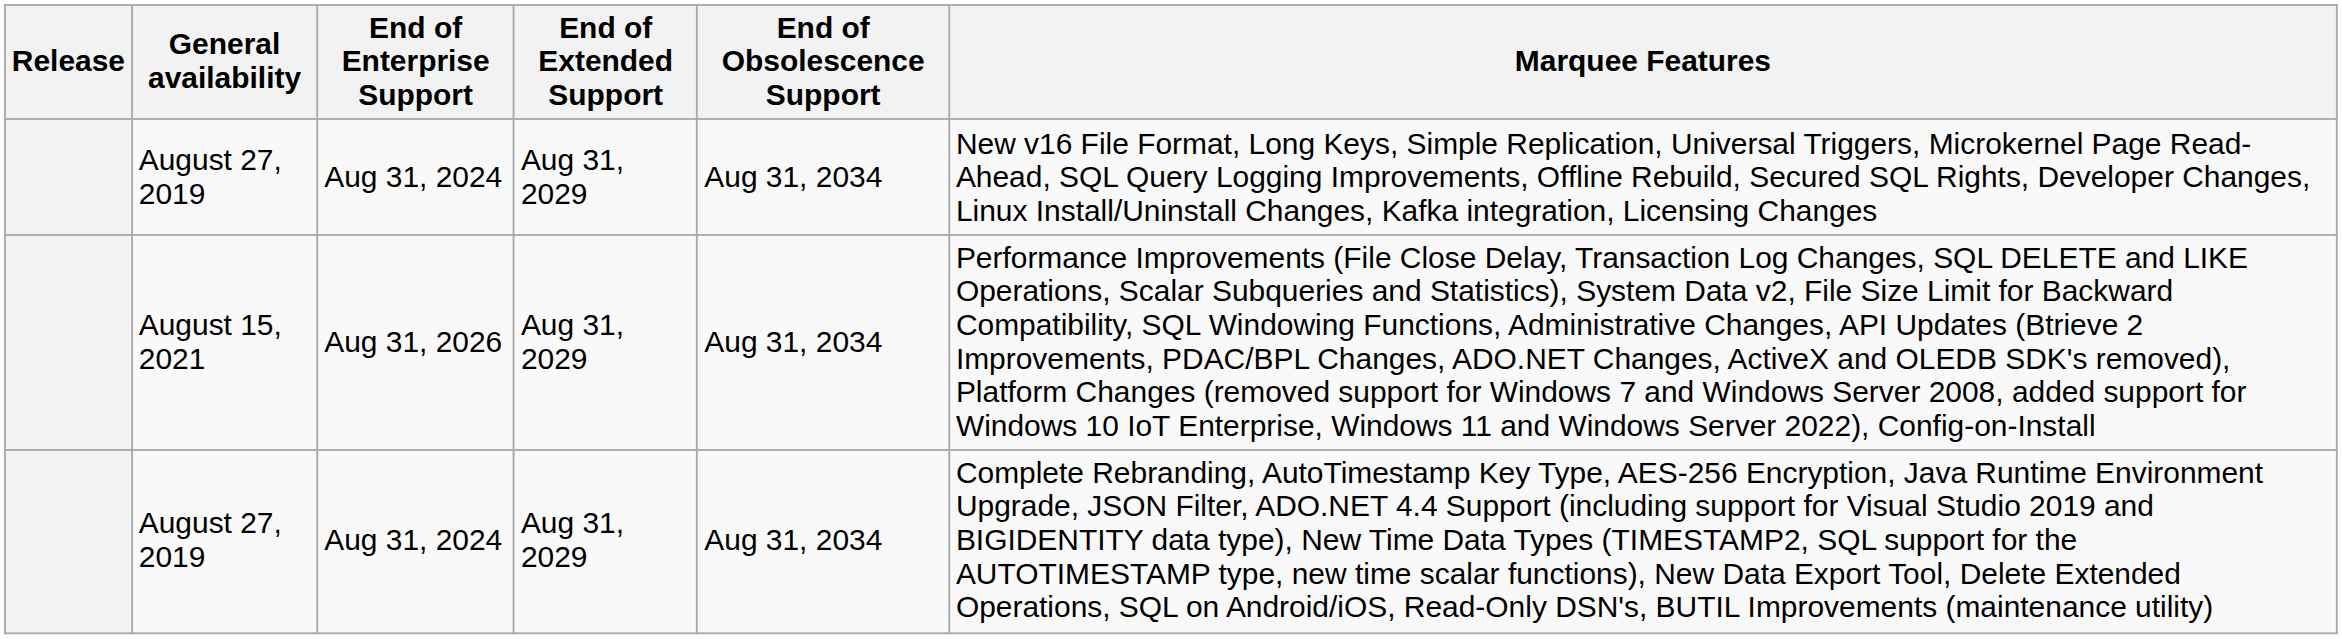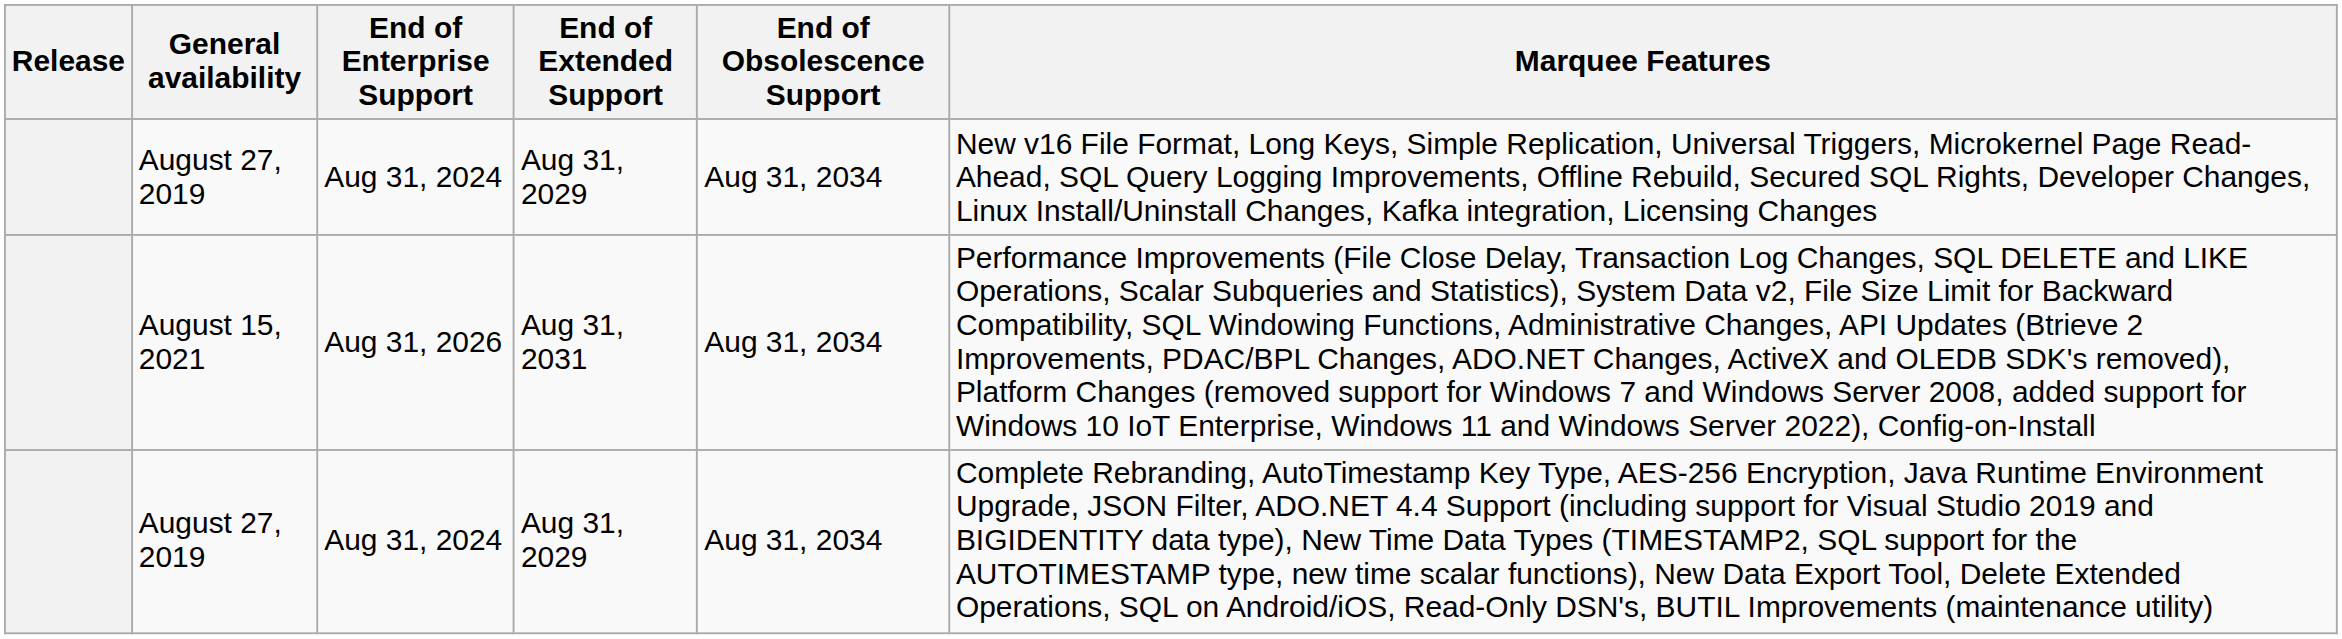(572, 341) Aug 31, 2029 -> (572, 341) Aug 31, 2031
